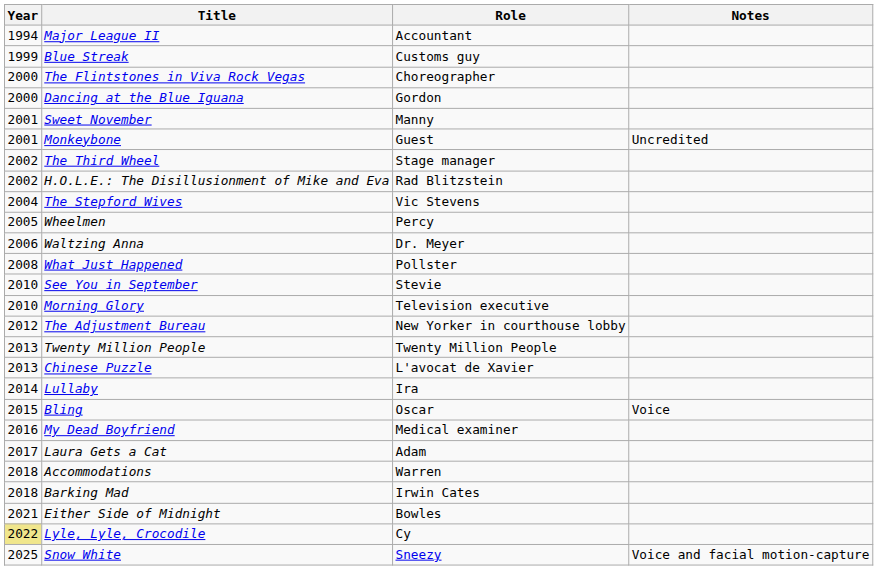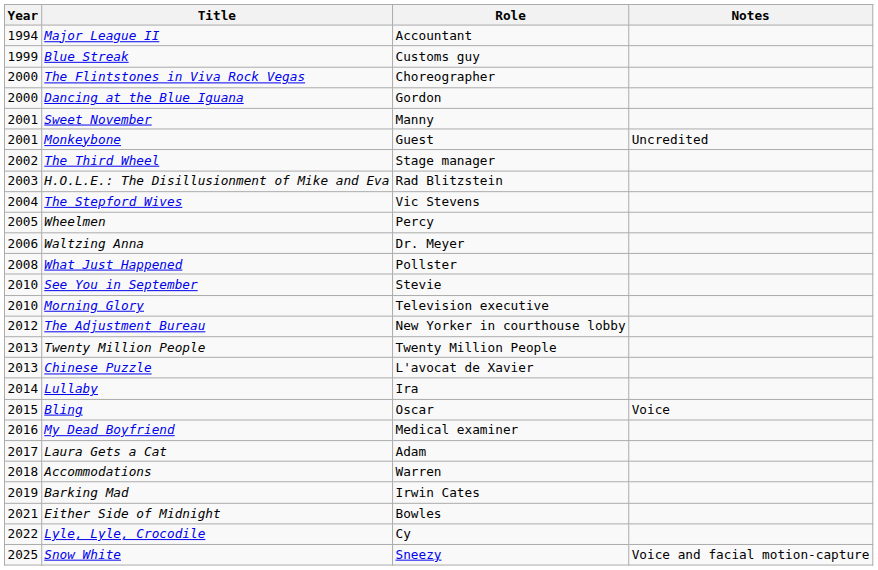(23, 181) 2002 -> (23, 181) 2003
(23, 492) 2018 -> (23, 492) 2019
(23, 534) khaki background -> (23, 534) no background
